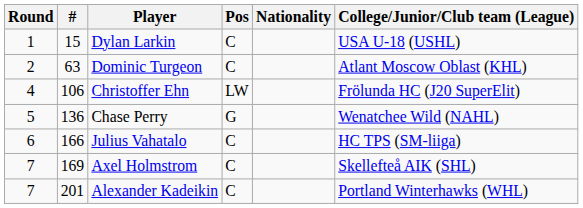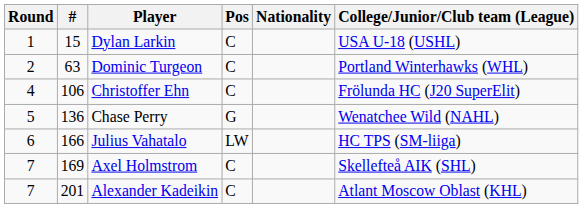(433, 66) Atlant Moscow Oblast (KHL) -> (433, 66) Portland Winterhawks (WHL)
(237, 91) LW -> (231, 91) C
(231, 141) C -> (237, 141) LW
(433, 191) Portland Winterhawks (WHL) -> (433, 191) Atlant Moscow Oblast (KHL)
